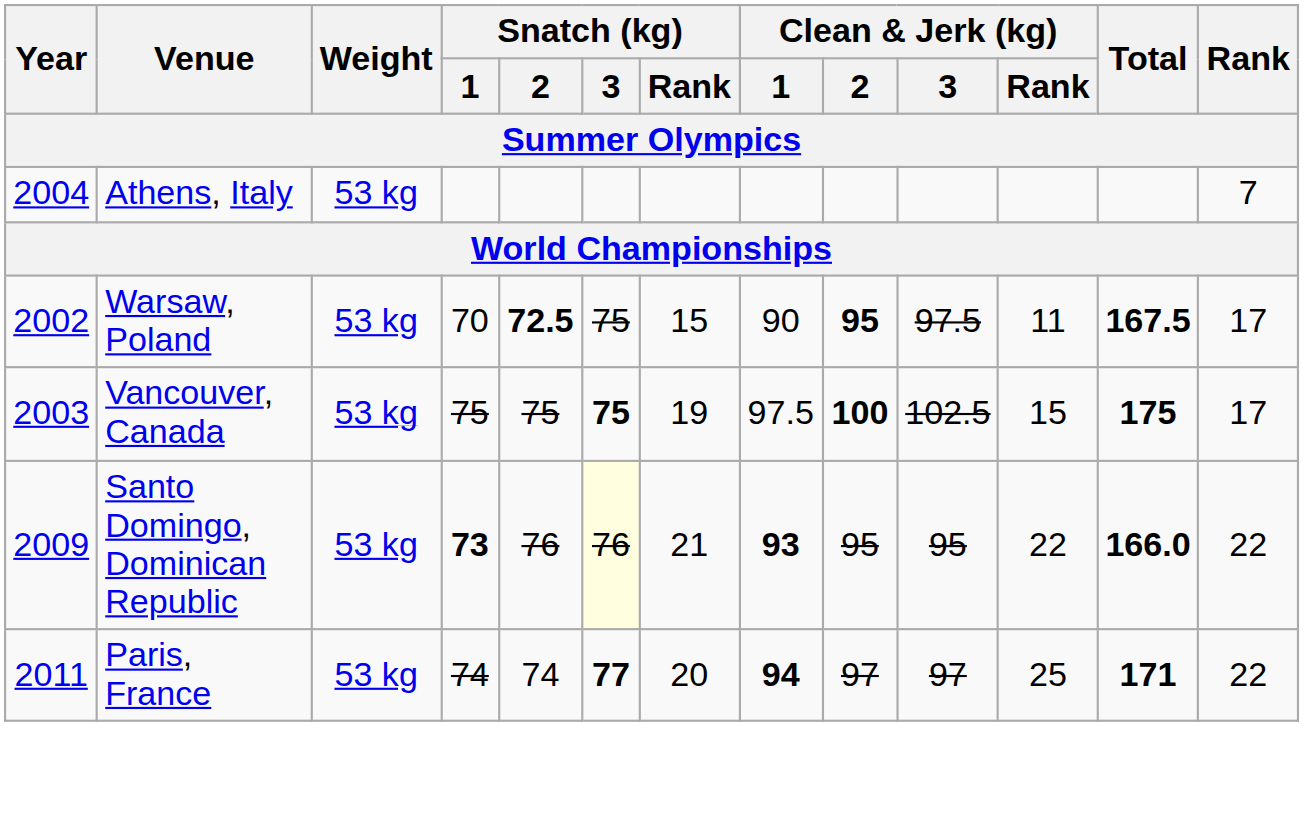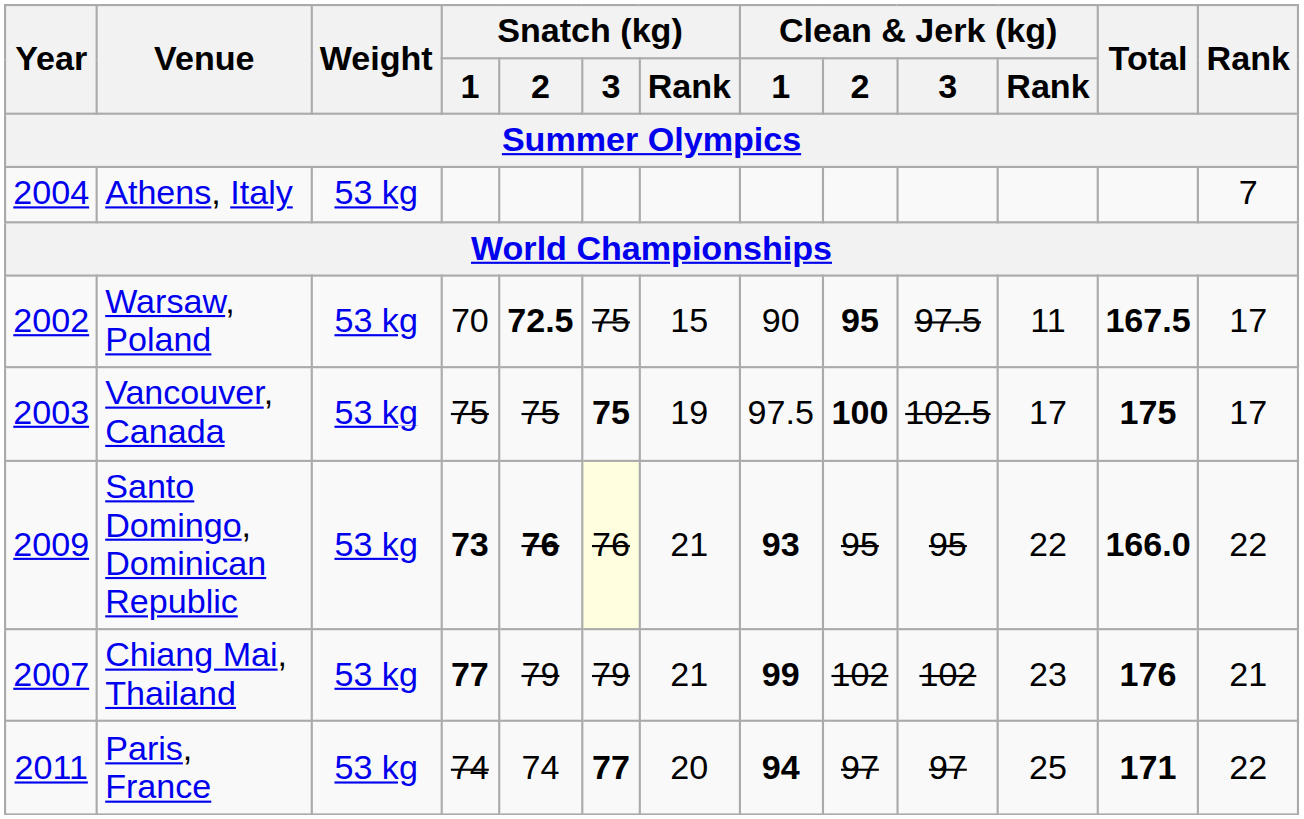(1048, 413) 15 -> (1048, 413) 17
(540, 544) normal -> (540, 544) bold
+ row: (196, 674)
